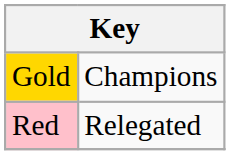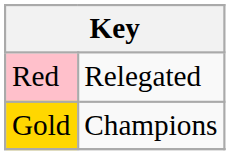rows swapped: (41, 76) <-> (36, 124)
